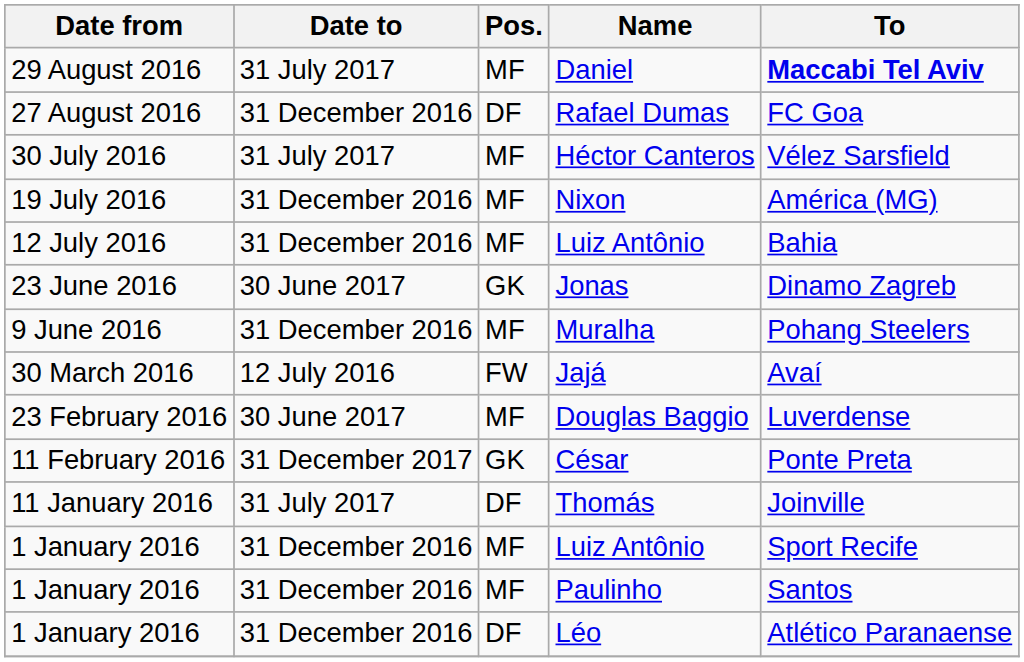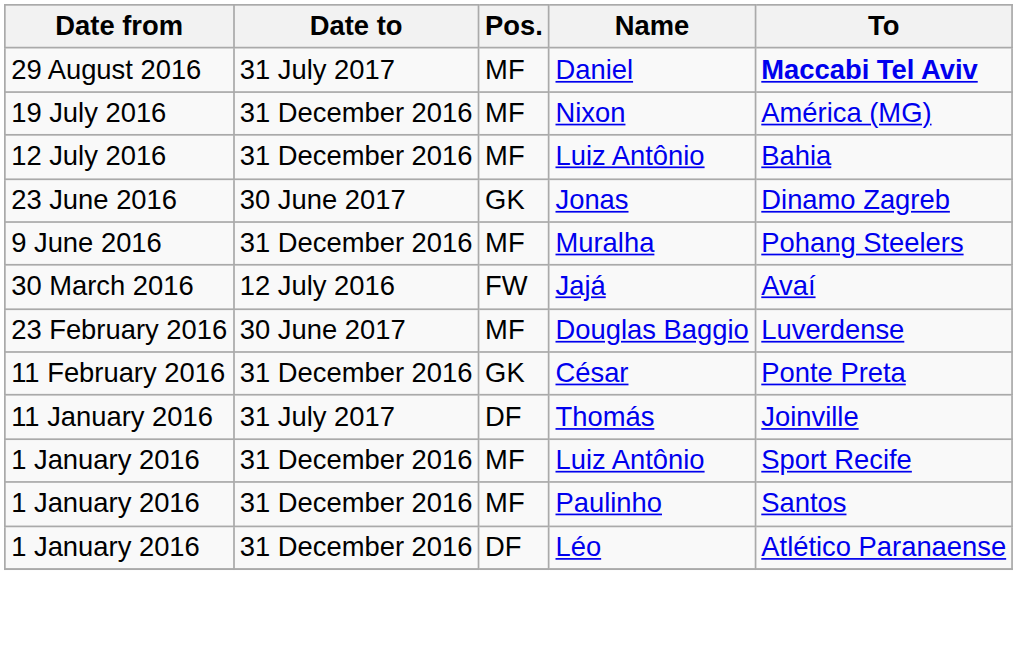- row: (106, 112)
- row: (89, 156)
(356, 460) 31 December 2017 -> (356, 373) 31 December 2016
